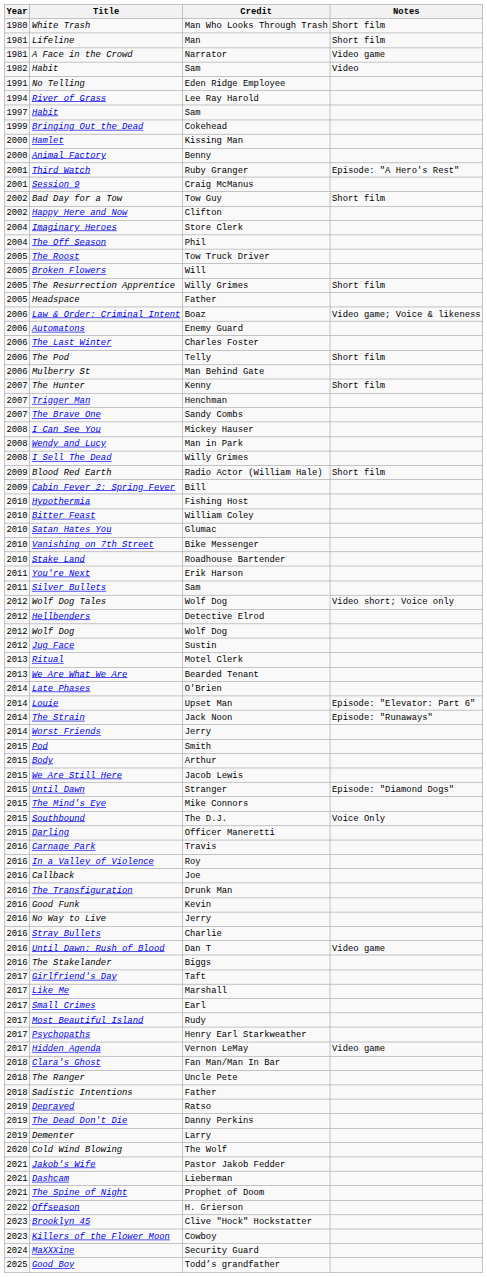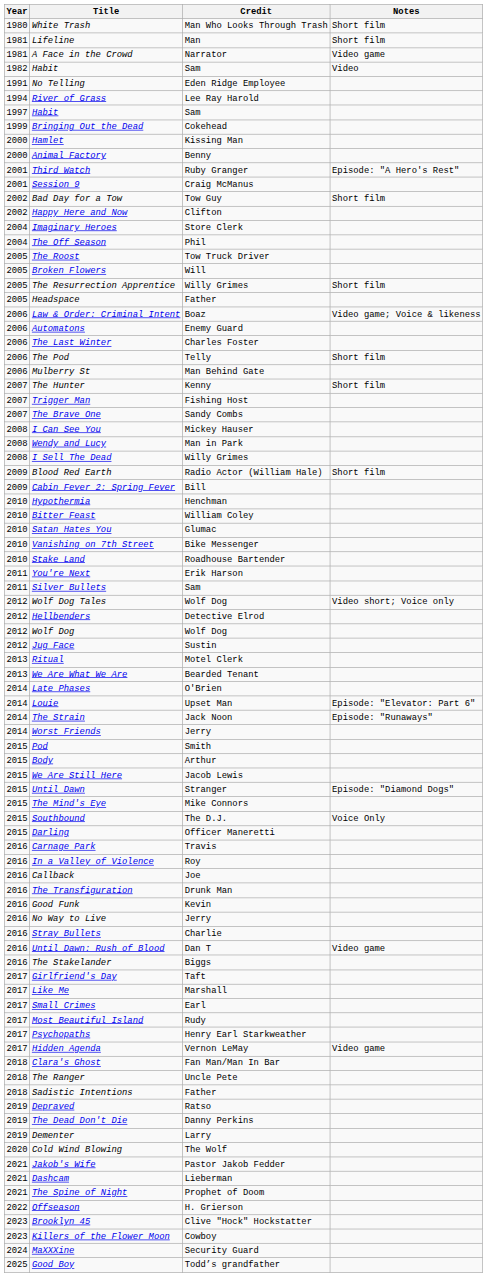(206, 401) Henchman -> (216, 401) Fishing Host
(216, 501) Fishing Host -> (206, 501) Henchman
